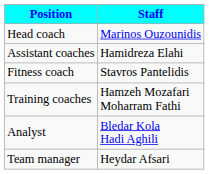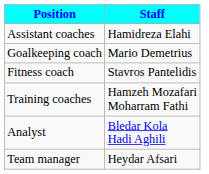- row: (36, 33)
+ row: (55, 53)
